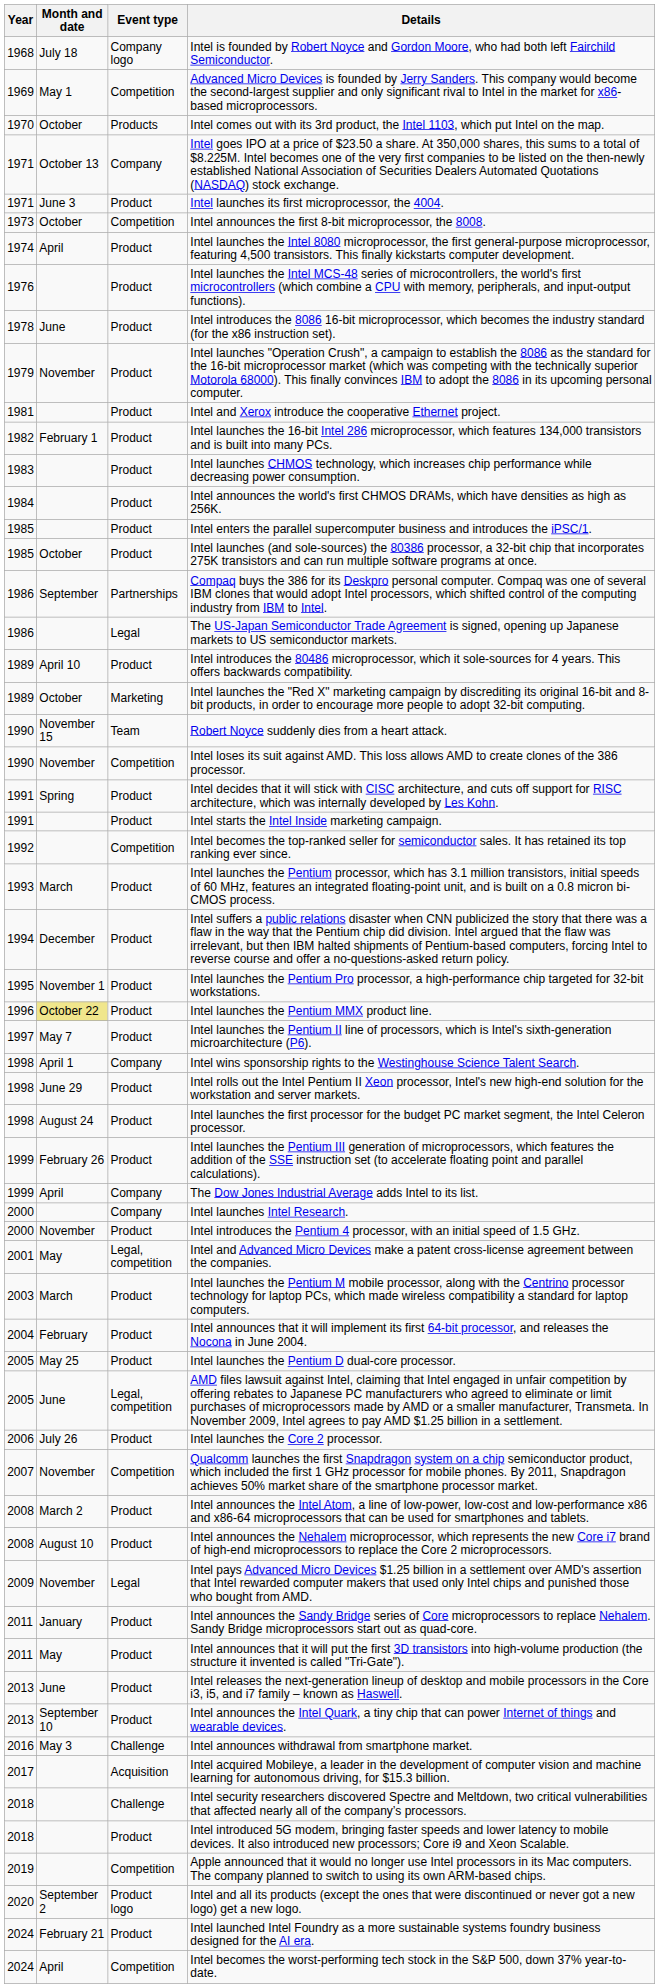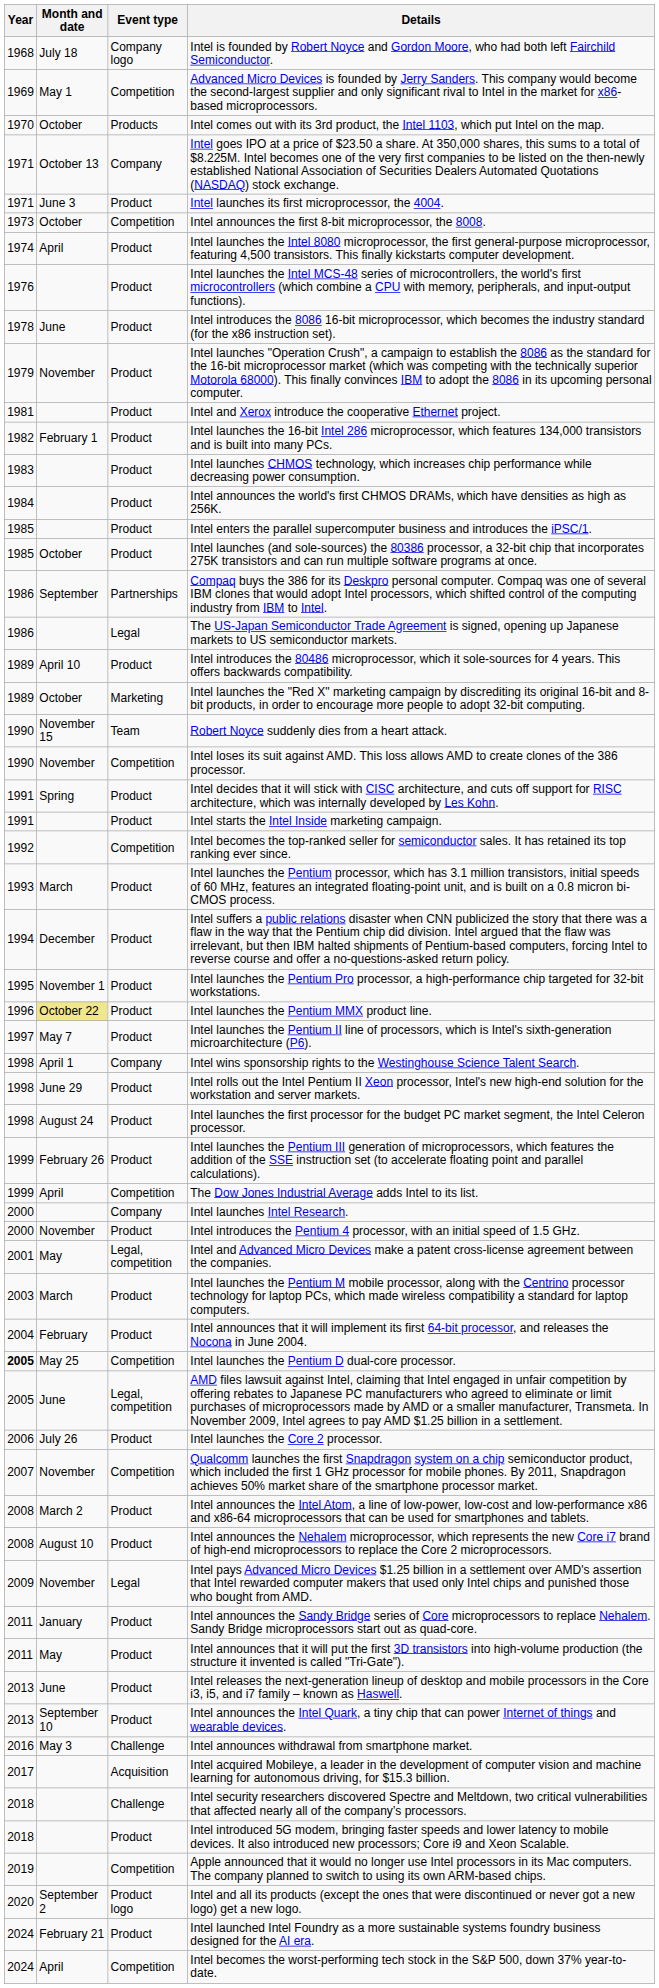(136, 1193) Company -> (143, 1193) Competition
(20, 1361) normal -> (20, 1361) bold
(131, 1361) Product -> (143, 1361) Competition
